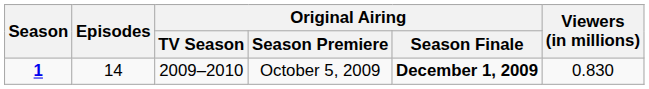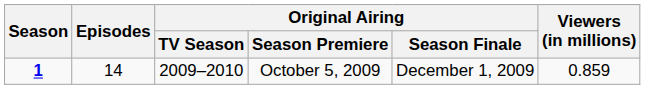(467, 71) bold -> (465, 71) normal
(593, 71) 0.830 -> (589, 71) 0.859
